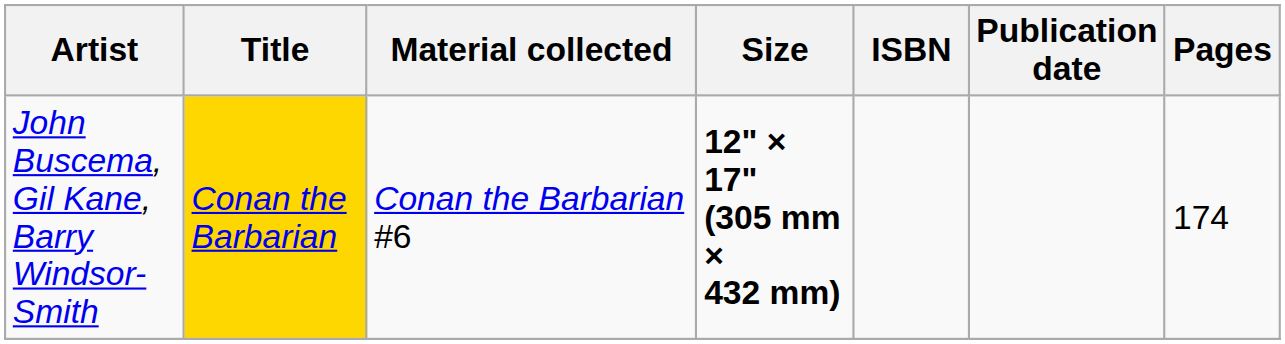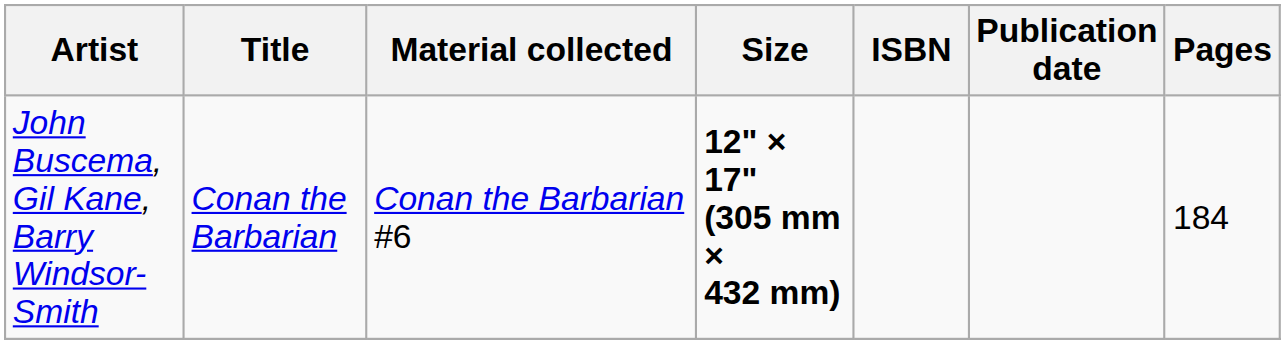(269, 216) gold background -> (269, 216) no background
(1201, 216) 174 -> (1201, 216) 184
